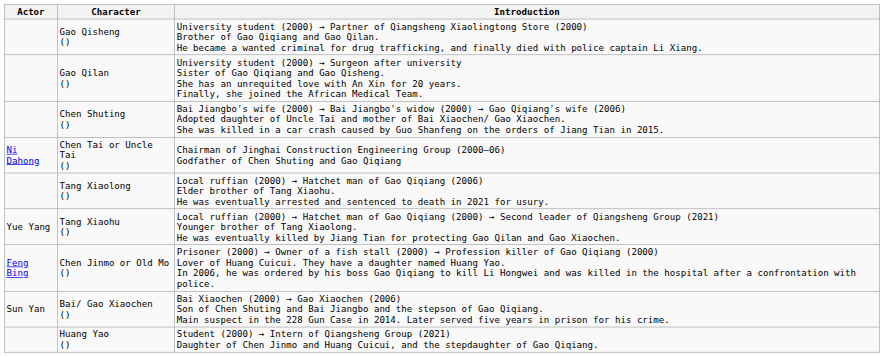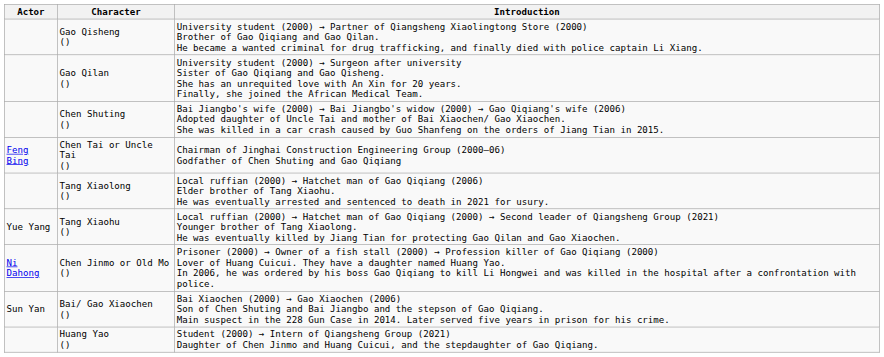(23, 155) Ni Dahong -> (17, 155) Feng Bing
(17, 268) Feng Bing -> (23, 268) Ni Dahong
